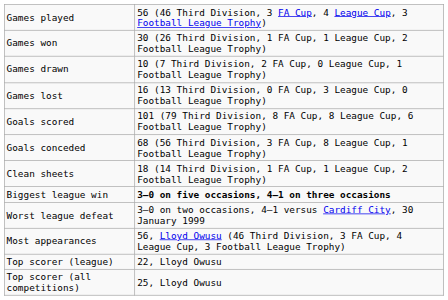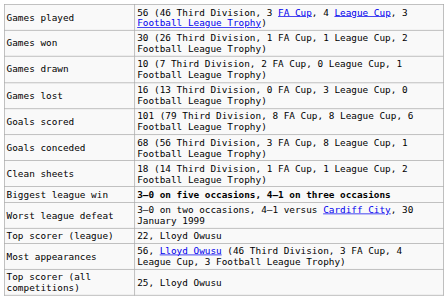rows swapped: (52, 241) <-> (60, 262)
